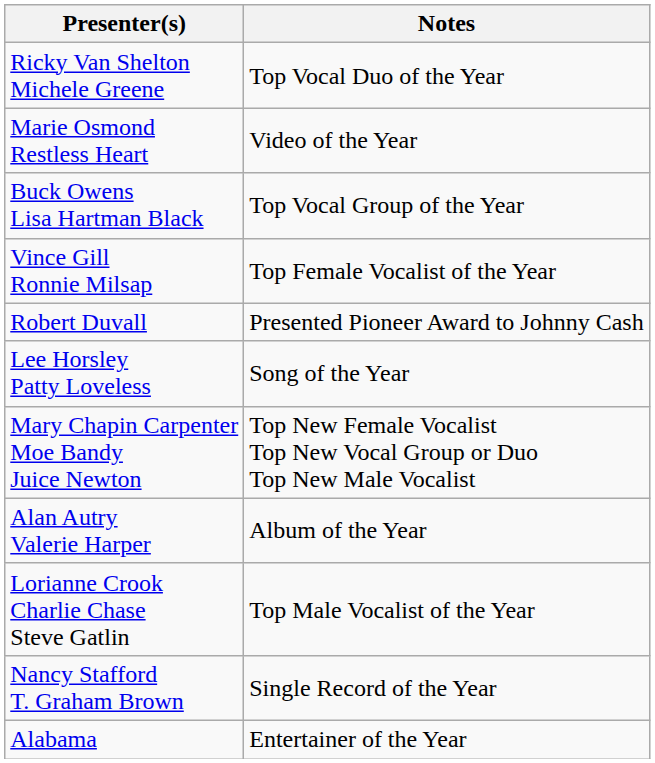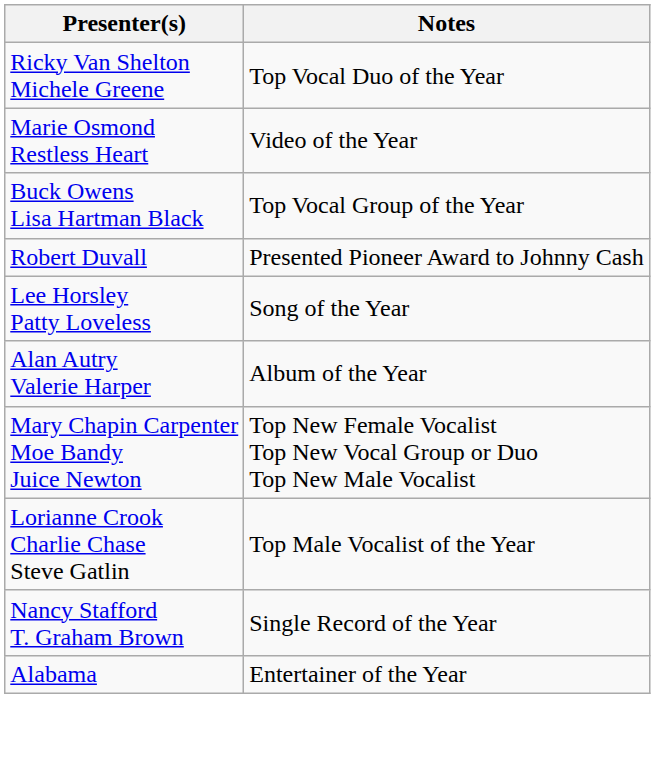- row: (81, 270)
rows swapped: (81, 530) <-> (124, 451)
